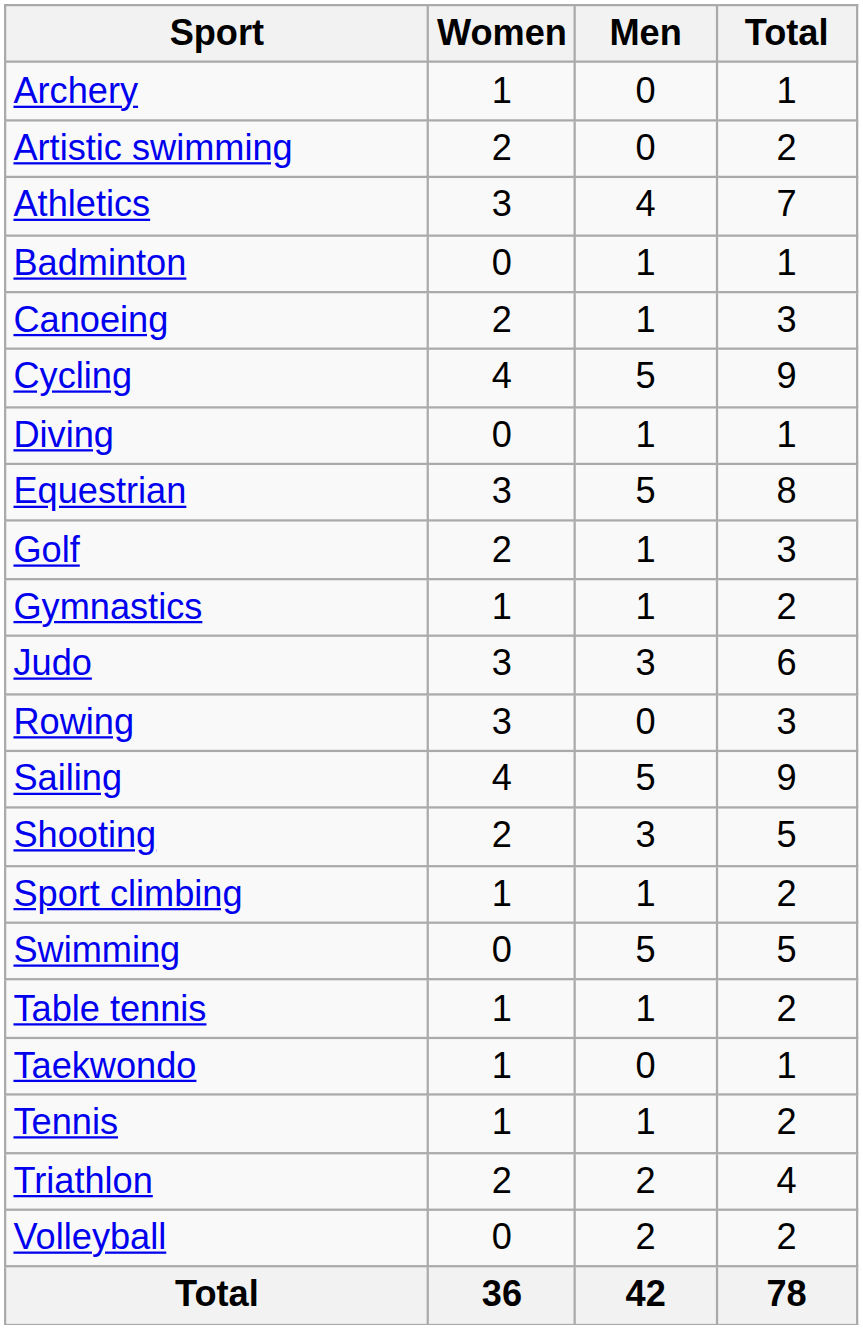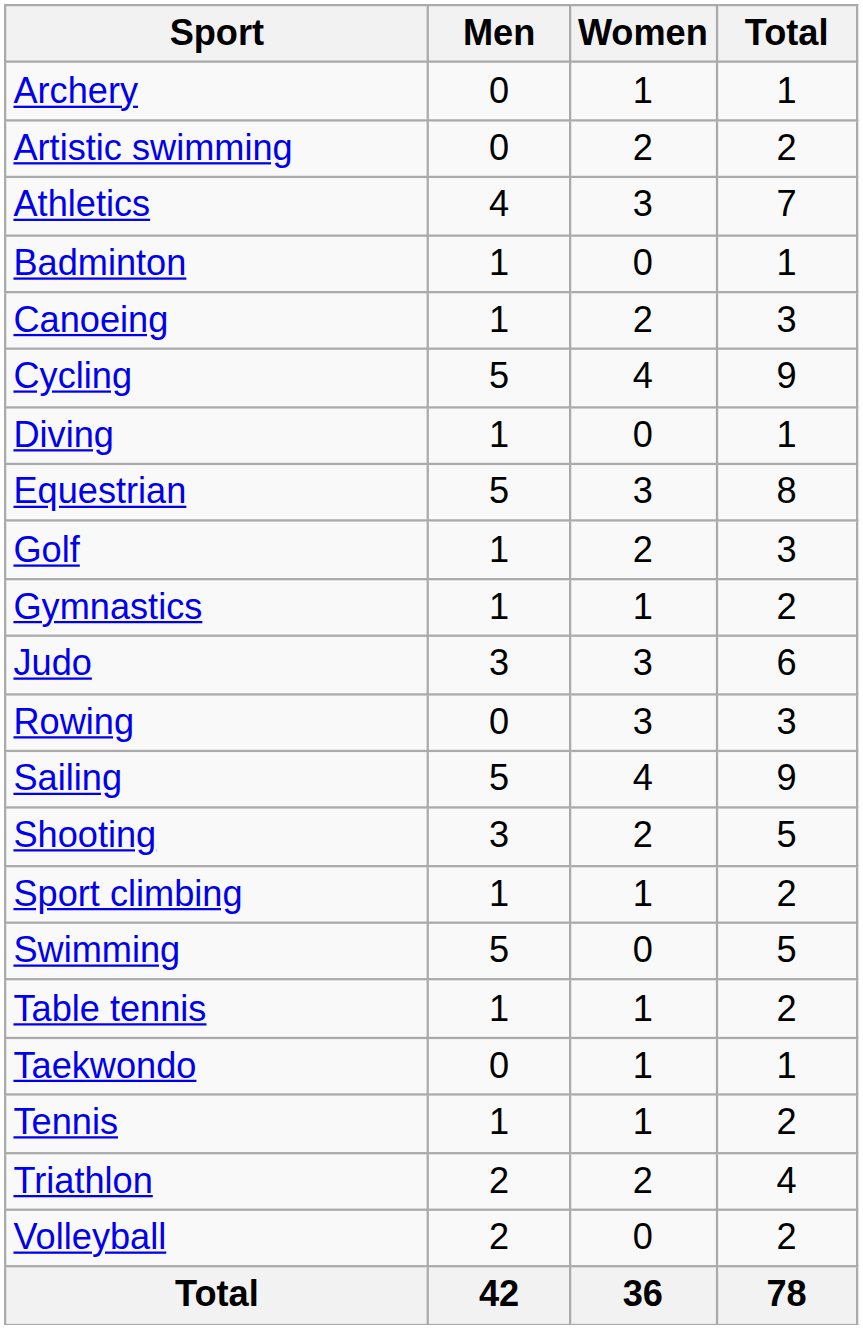columns swapped: (646, 33) <-> (502, 33)
